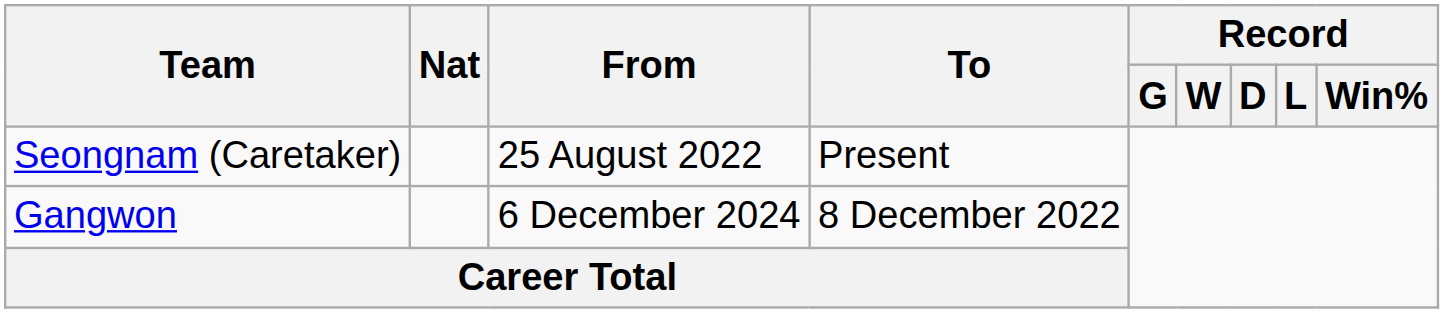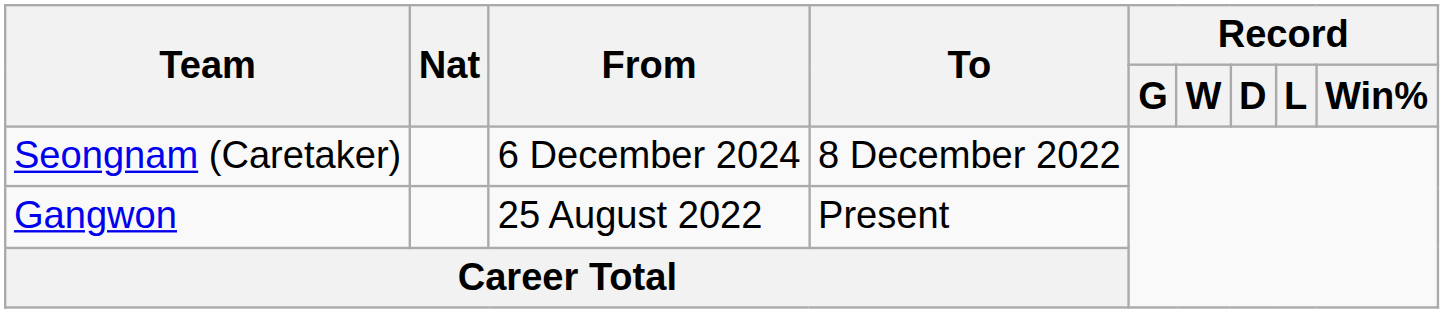(630, 155) 25 August 2022 -> (649, 155) 6 December 2024
(884, 155) Present -> (969, 155) 8 December 2022
(649, 215) 6 December 2024 -> (630, 215) 25 August 2022
(969, 215) 8 December 2022 -> (884, 215) Present
